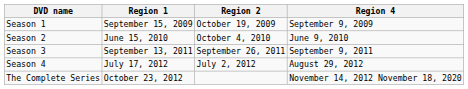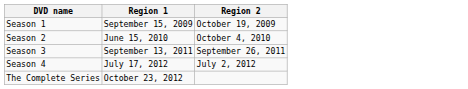- column: (375, 11)
